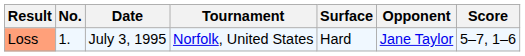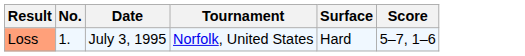- column: (416, 15)
